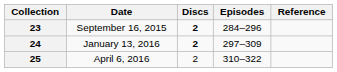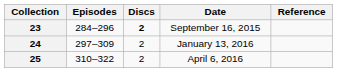columns swapped: (122, 12) <-> (242, 12)
(195, 43) bold -> (141, 43) normal
